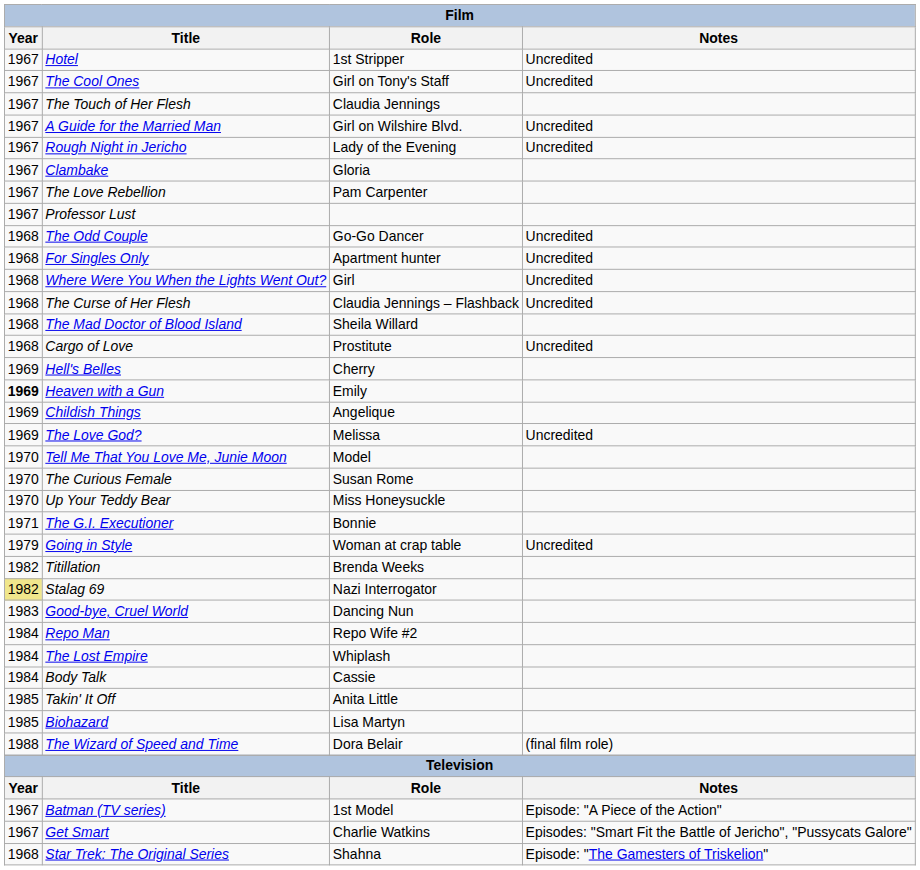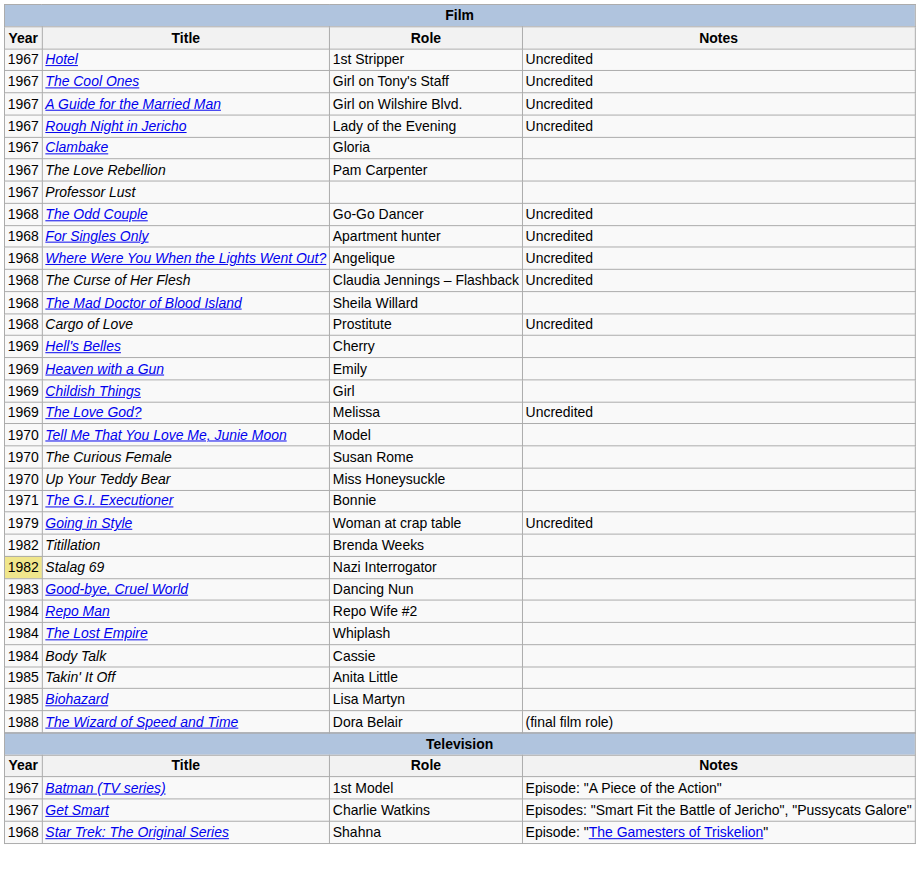- row: (118, 104)
(344, 281) Girl -> (364, 259) Angelique
(23, 391) bold -> (23, 369) normal
(364, 413) Angelique -> (344, 391) Girl
